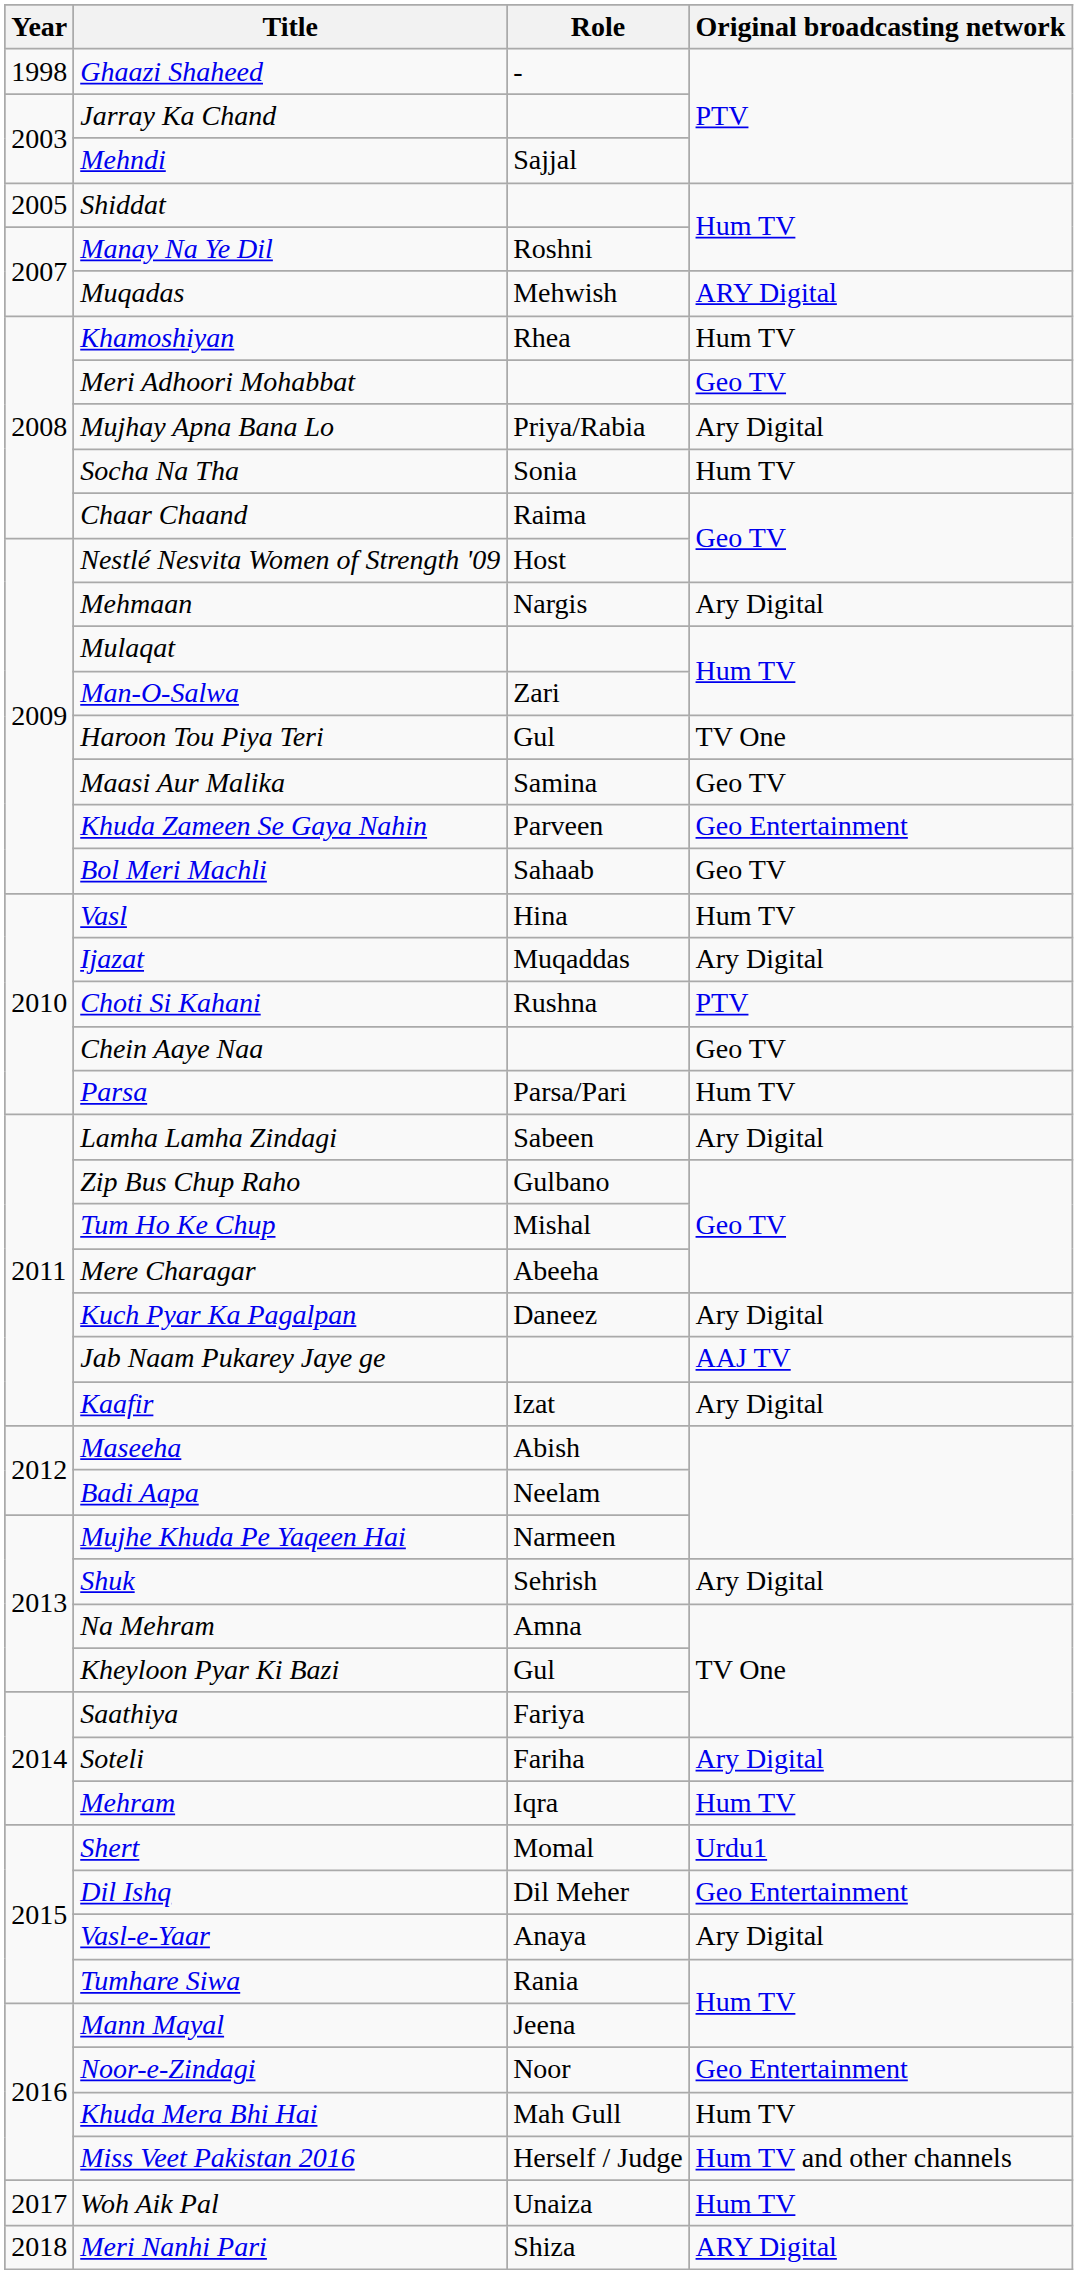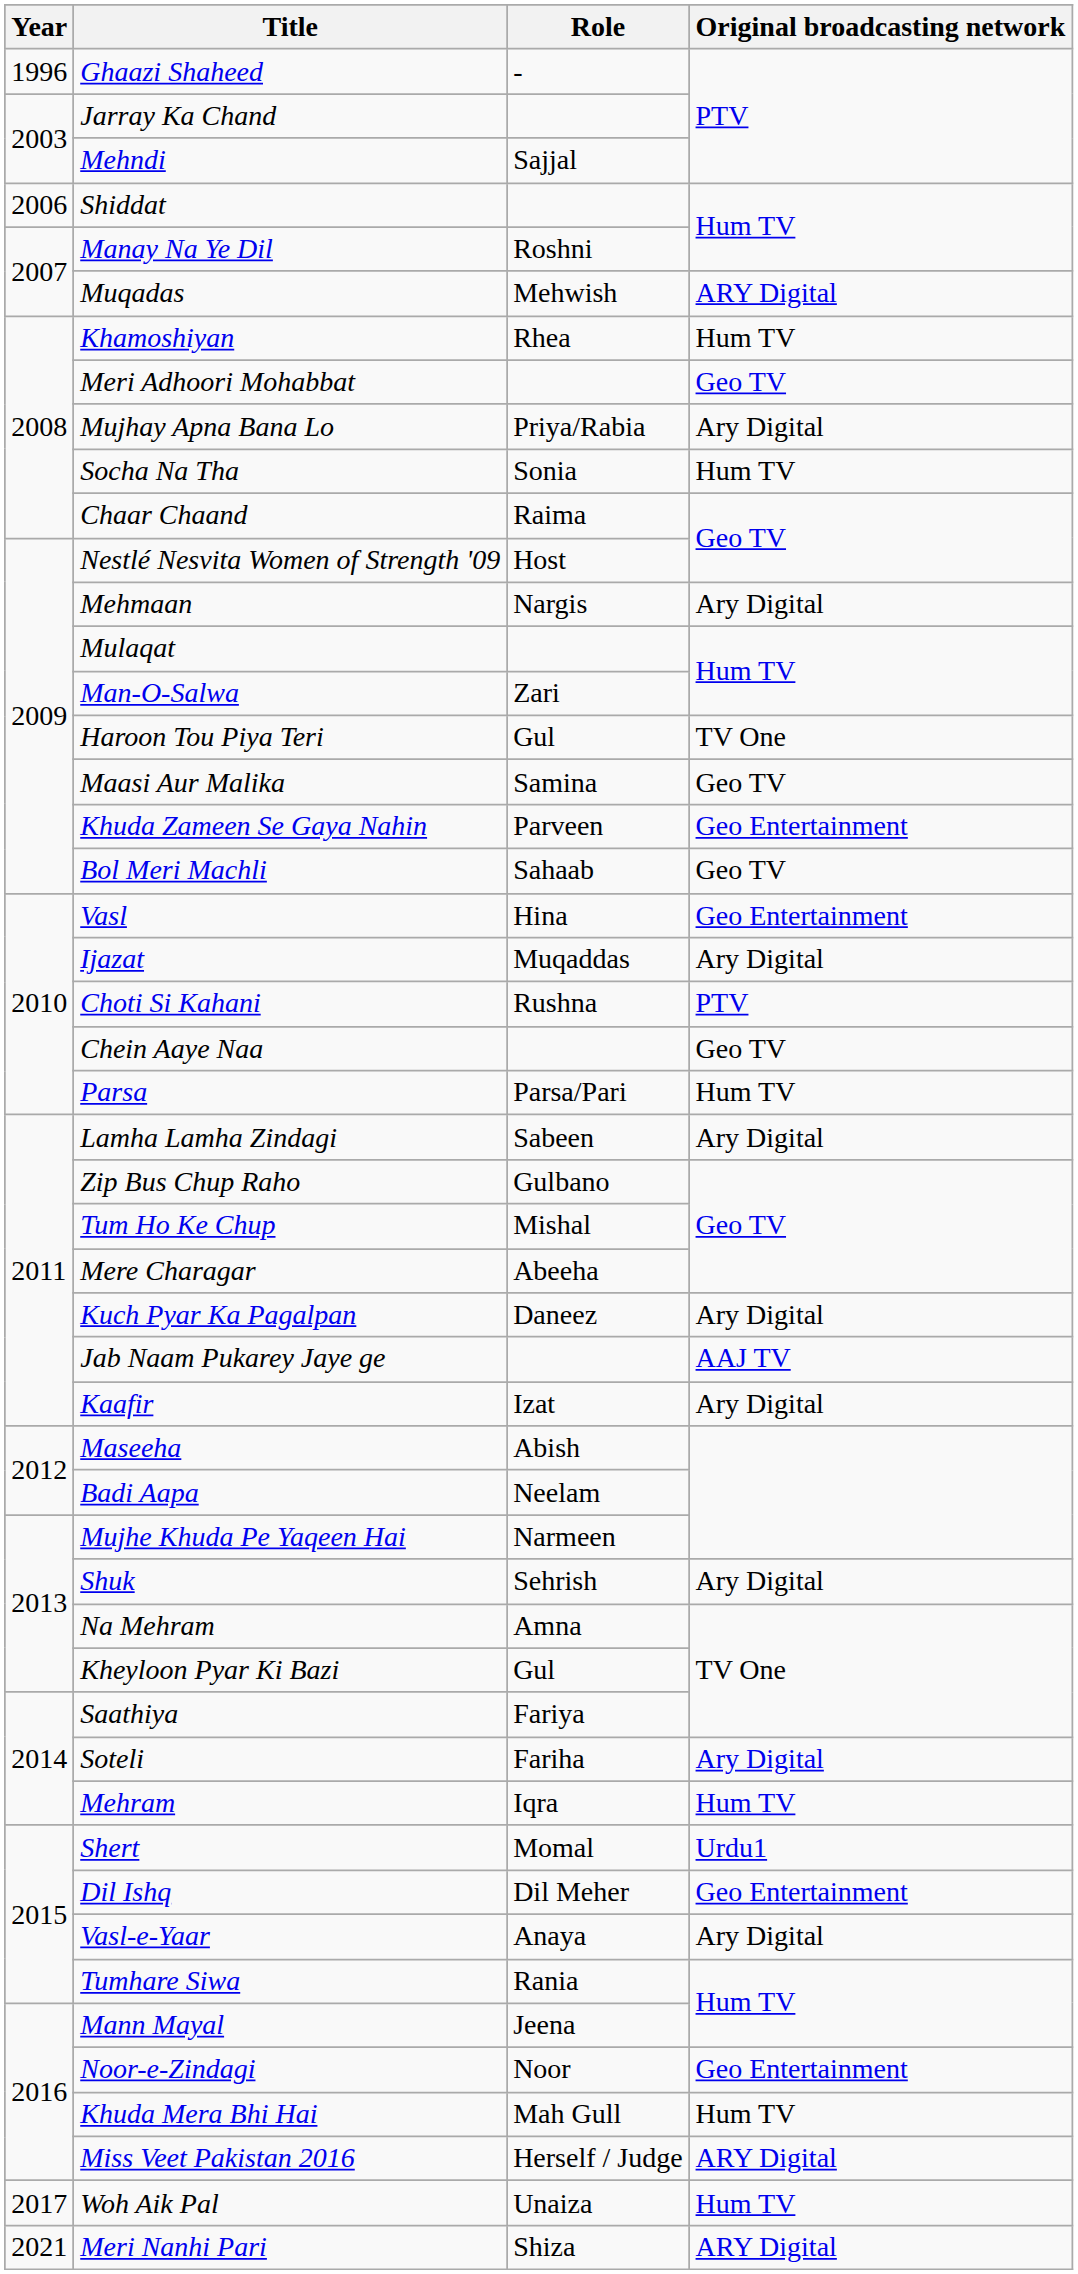(39, 71) 1998 -> (39, 71) 1996
(39, 204) 2005 -> (39, 204) 2006
(745, 914) Hum TV -> (802, 914) Geo Entertainment
(854, 2158) Hum TV and other channels -> (766, 2158) ARY Digital
(39, 2247) 2018 -> (39, 2247) 2021
